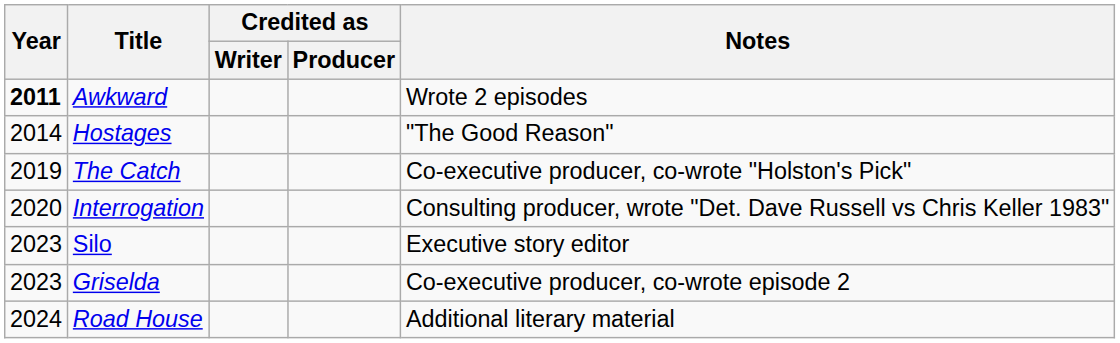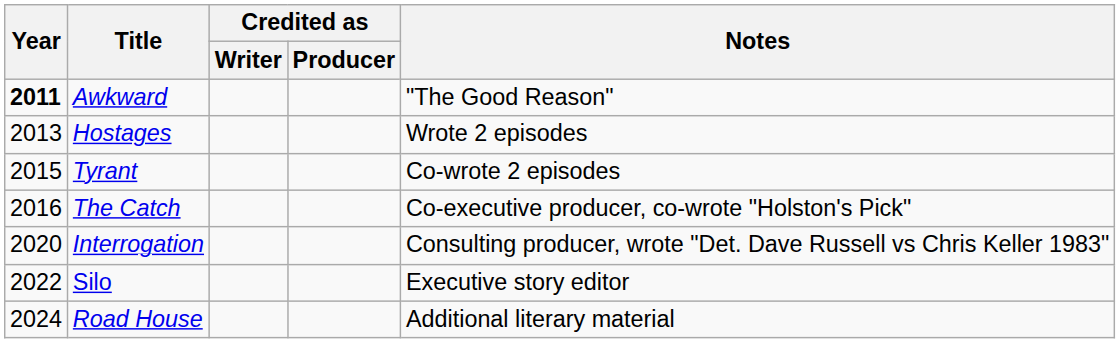(497, 97) Wrote 2 episodes -> (510, 97) "The Good Reason"
(36, 134) 2014 -> (36, 134) 2013
(510, 134) "The Good Reason" -> (497, 134) Wrote 2 episodes
+ row: (105, 171)
(36, 171) 2019 -> (36, 208) 2016
(36, 245) 2023 -> (36, 282) 2022
- row: (116, 282)
